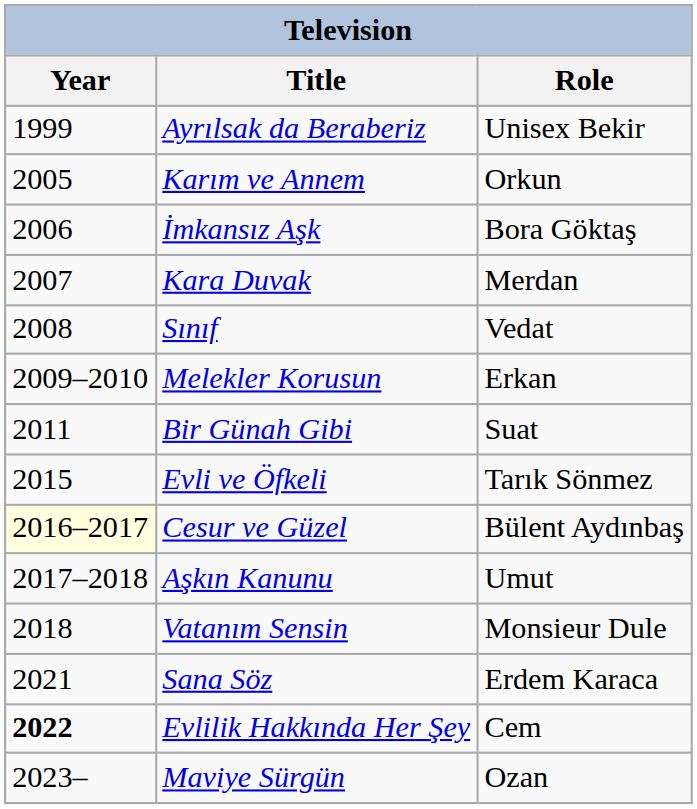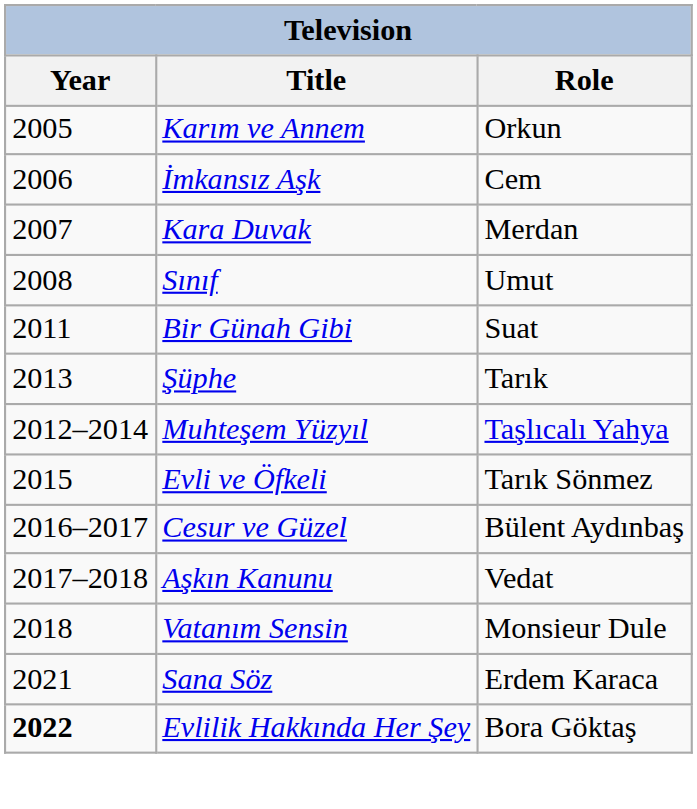- row: (294, 129)
(560, 229) Bora Göktaş -> (513, 179) Cem
(519, 329) Vedat -> (519, 279) Umut
- row: (272, 378)
+ row: (199, 378)
+ row: (265, 428)
(80, 528) lightyellow background -> (80, 528) no background
(519, 578) Umut -> (519, 578) Vedat
(513, 728) Cem -> (560, 728) Bora Göktaş
- row: (254, 777)
